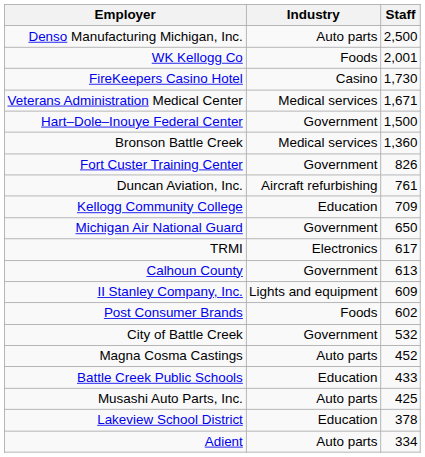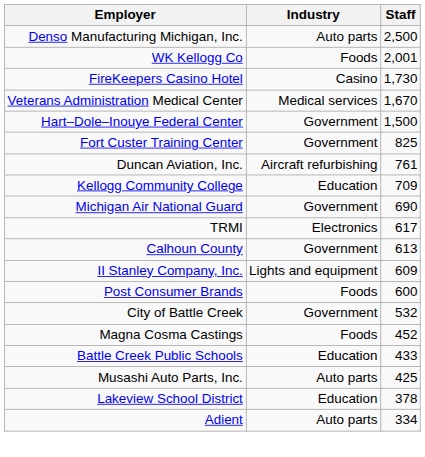(401, 100) 1,671 -> (401, 100) 1,670
- row: (179, 143)
(406, 164) 826 -> (406, 143) 825
(406, 228) 650 -> (406, 206) 690
(406, 313) 602 -> (406, 292) 600
(347, 356) Auto parts -> (359, 334) Foods
